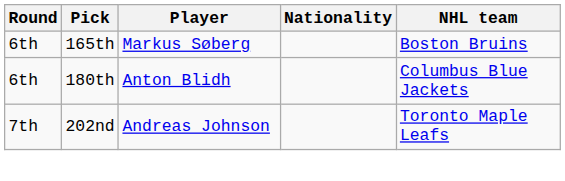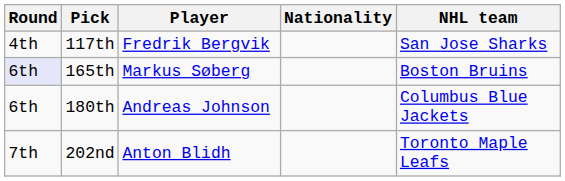+ row: (90, 45)
(23, 45) no background -> (23, 71) lavender background
(177, 81) Anton Blidh -> (196, 108) Andreas Johnson
(196, 126) Andreas Johnson -> (177, 153) Anton Blidh
